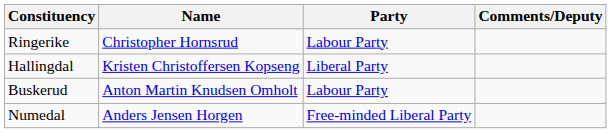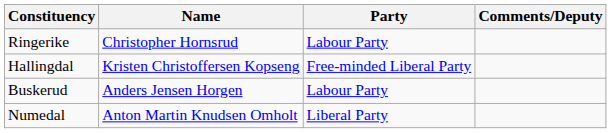(347, 66) Liberal Party -> (389, 66) Free-minded Liberal Party
(200, 90) Anton Martin Knudsen Omholt -> (172, 90) Anders Jensen Horgen
(172, 115) Anders Jensen Horgen -> (200, 115) Anton Martin Knudsen Omholt
(389, 115) Free-minded Liberal Party -> (347, 115) Liberal Party
